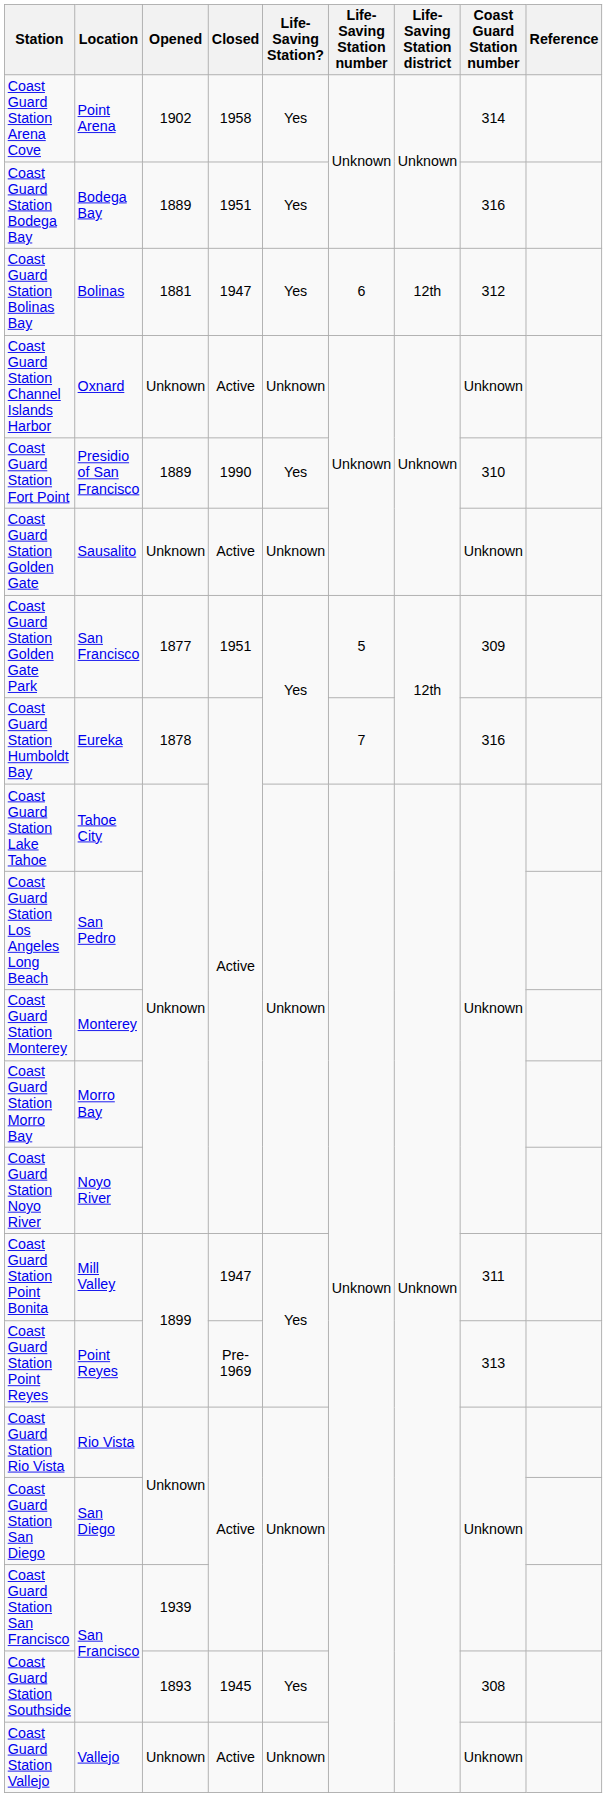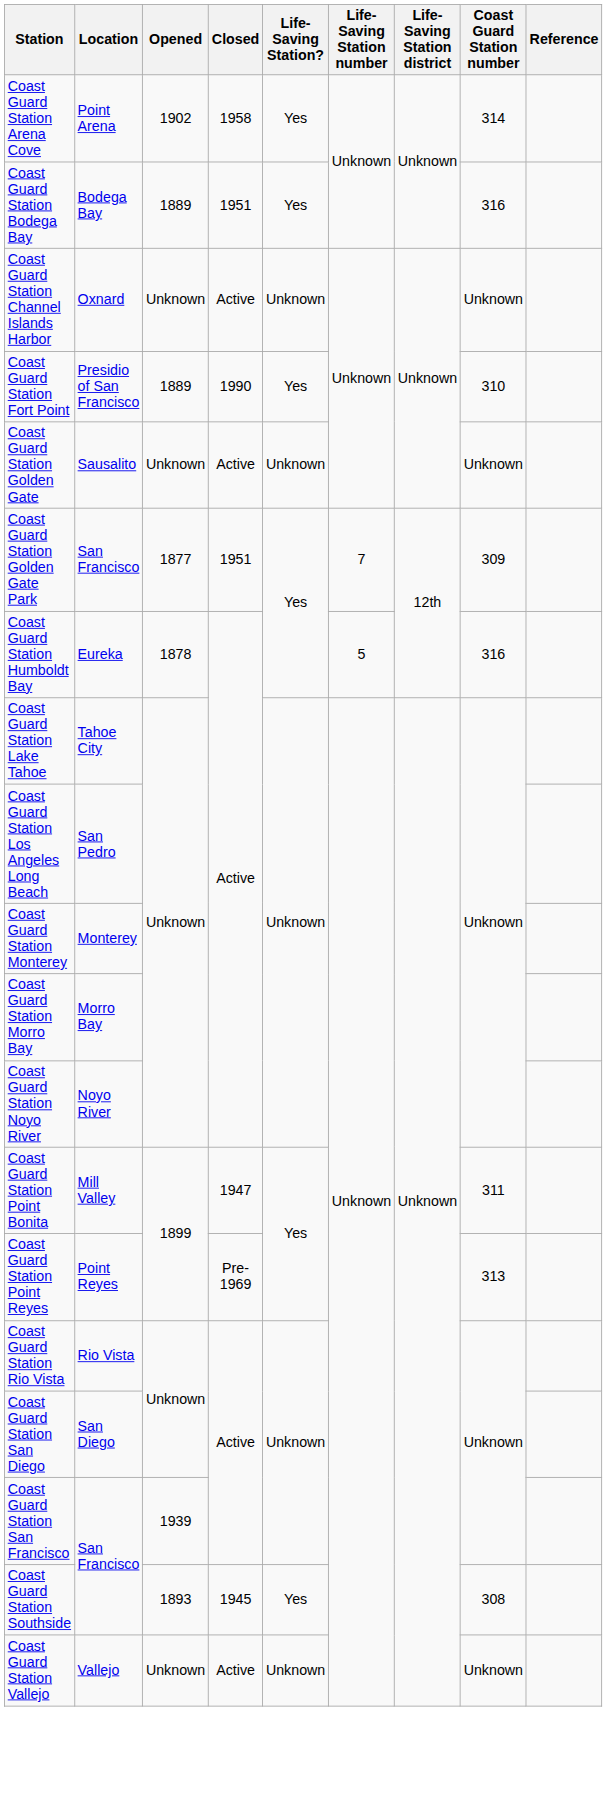- row: (31, 291)
(361, 646) 5 -> (361, 559) 7
(361, 741) 7 -> (361, 654) 5
